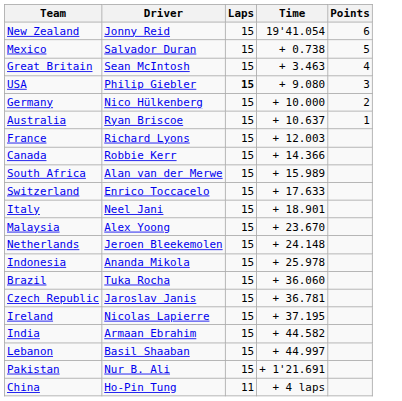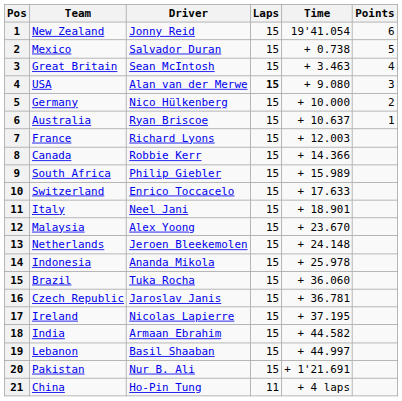+ column: (17, 13)
(150, 85) Philip Giebler -> (188, 85) Alan van der Merwe
(163, 173) Alan van der Merwe -> (175, 173) Philip Giebler
